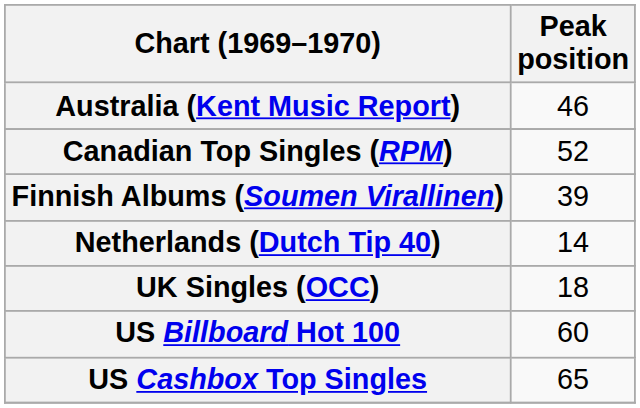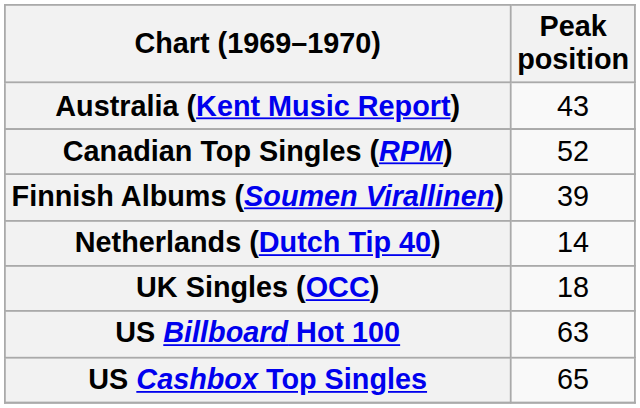(573, 105) 46 -> (573, 105) 43
(573, 333) 60 -> (573, 333) 63
